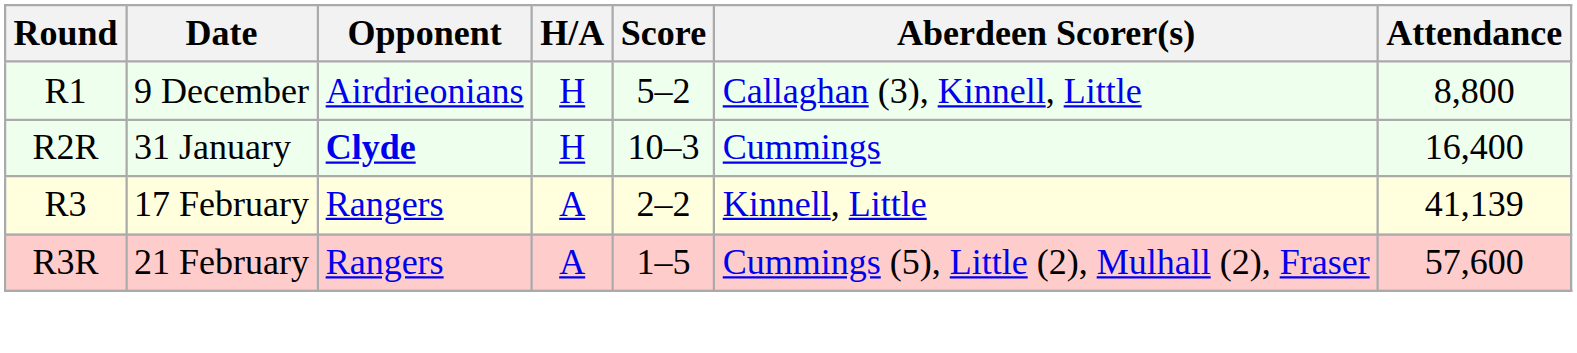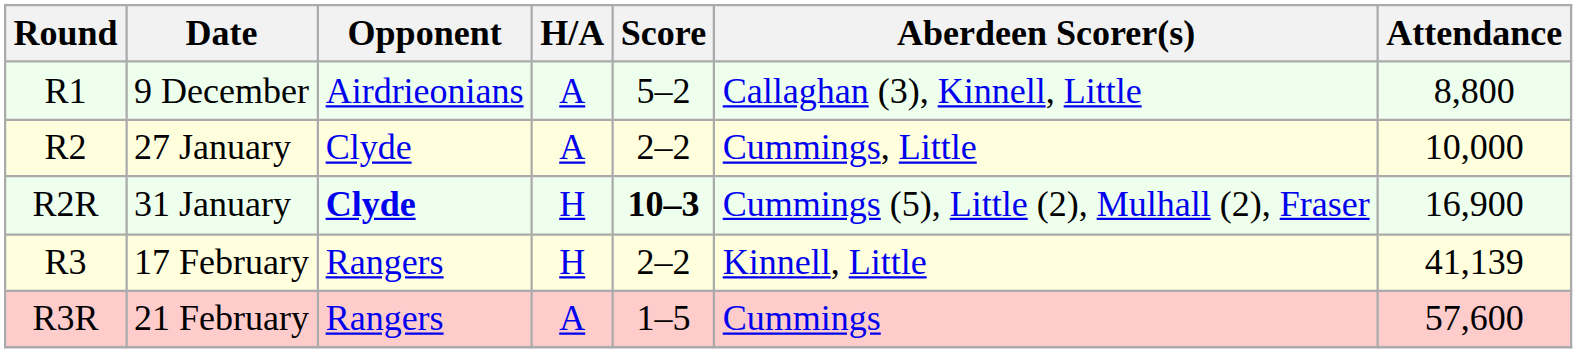(572, 90) H -> (572, 90) A
+ row: (213, 147)
(663, 147) normal -> (663, 204) bold
(802, 147) Cummings -> (1046, 204) Cummings (5), Little (2), Mulhall (2), Fraser
(1474, 147) 16,400 -> (1474, 204) 16,900
(572, 204) A -> (572, 261) H
(1046, 261) Cummings (5), Little (2), Mulhall (2), Fraser -> (802, 318) Cummings
